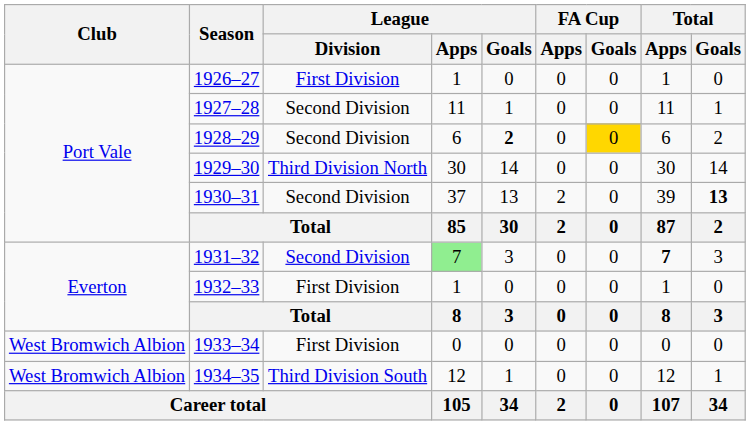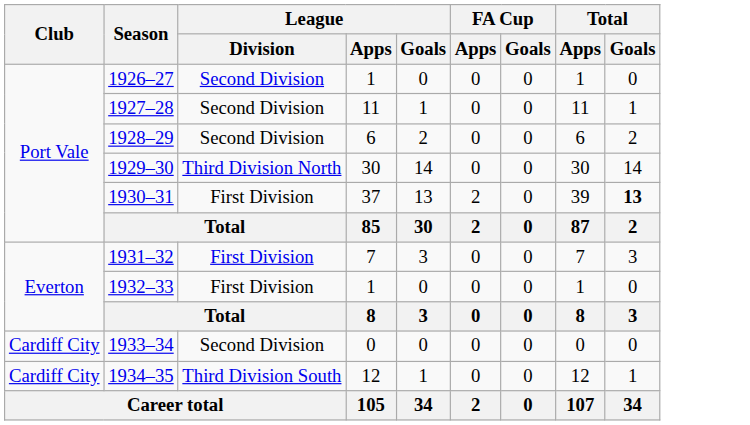(348, 78) First Division -> (262, 78) Second Division
(509, 138) bold -> (423, 138) normal
(614, 138) gold background -> (528, 138) no background
(348, 197) Second Division -> (262, 197) First Division
(348, 256) Second Division -> (262, 256) First Division
(457, 256) lightgreen background -> (371, 256) no background
(666, 256) bold -> (580, 256) normal
(97, 345) West Bromwich Albion -> (54, 345) Cardiff City
(348, 345) First Division -> (262, 345) Second Division
(97, 375) West Bromwich Albion -> (54, 375) Cardiff City
